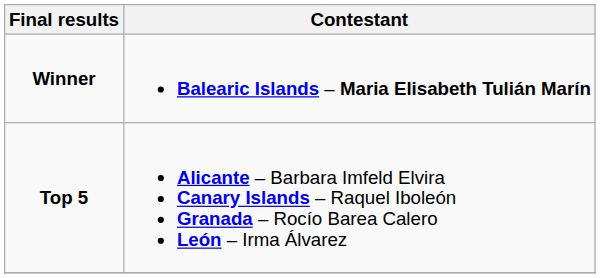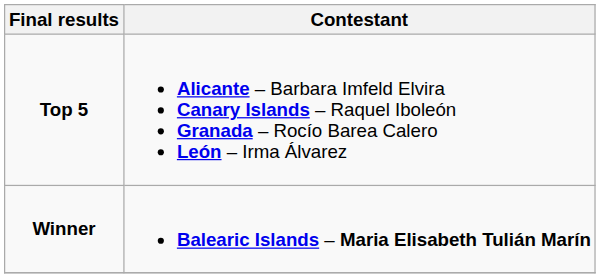rows swapped: (64, 78) <-> (64, 198)
